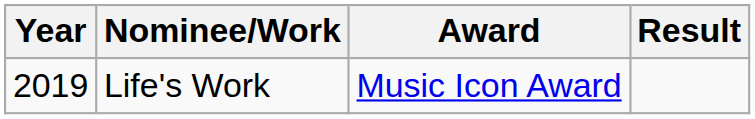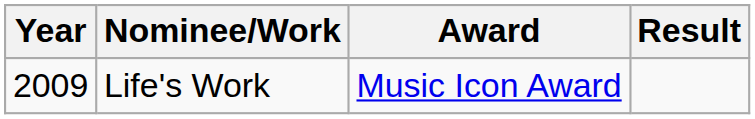(51, 85) 2019 -> (51, 85) 2009
